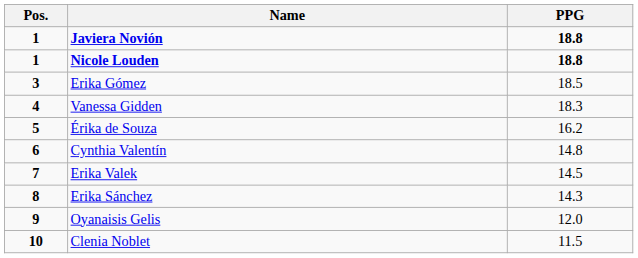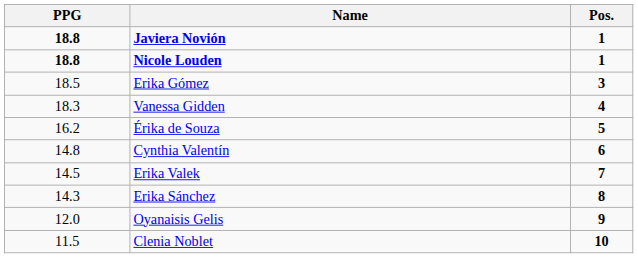columns swapped: (36, 15) <-> (570, 15)
